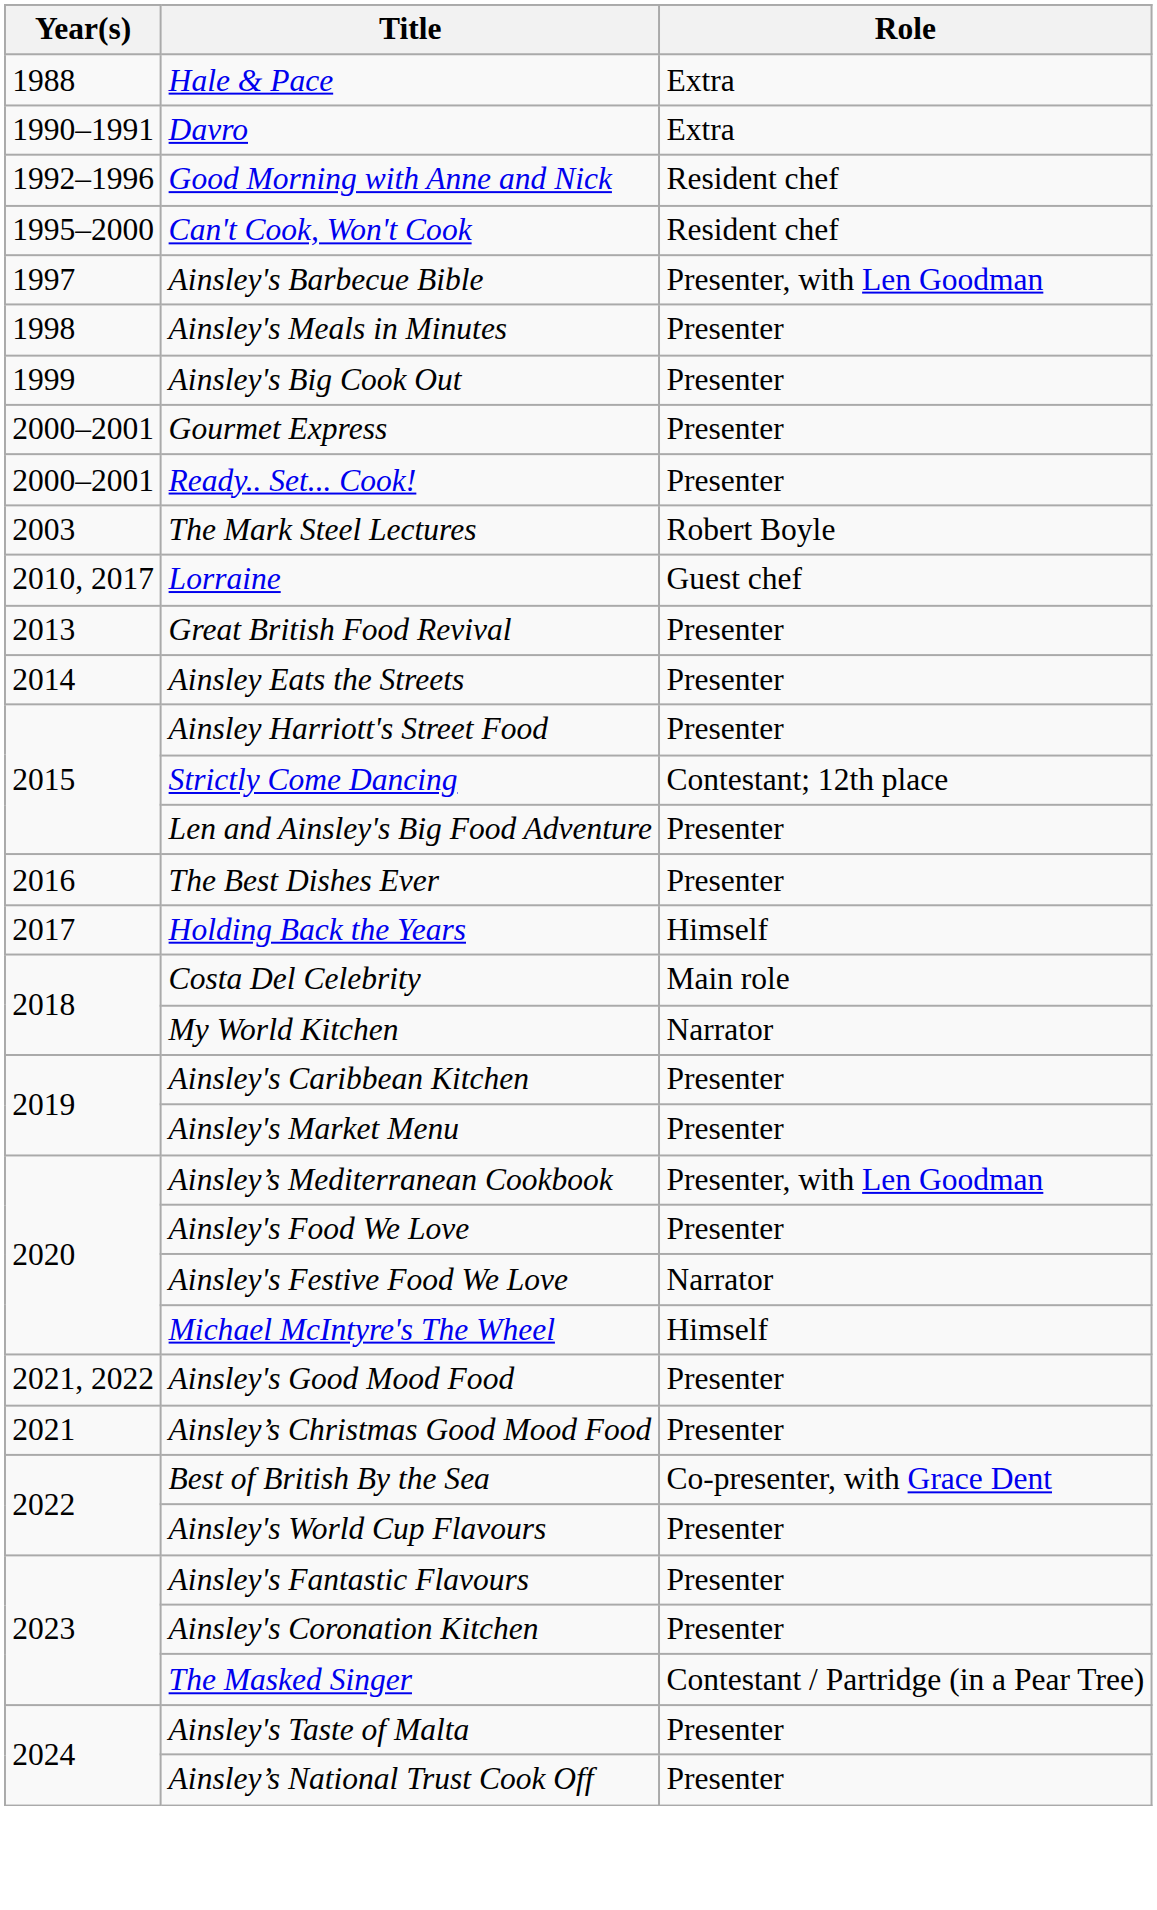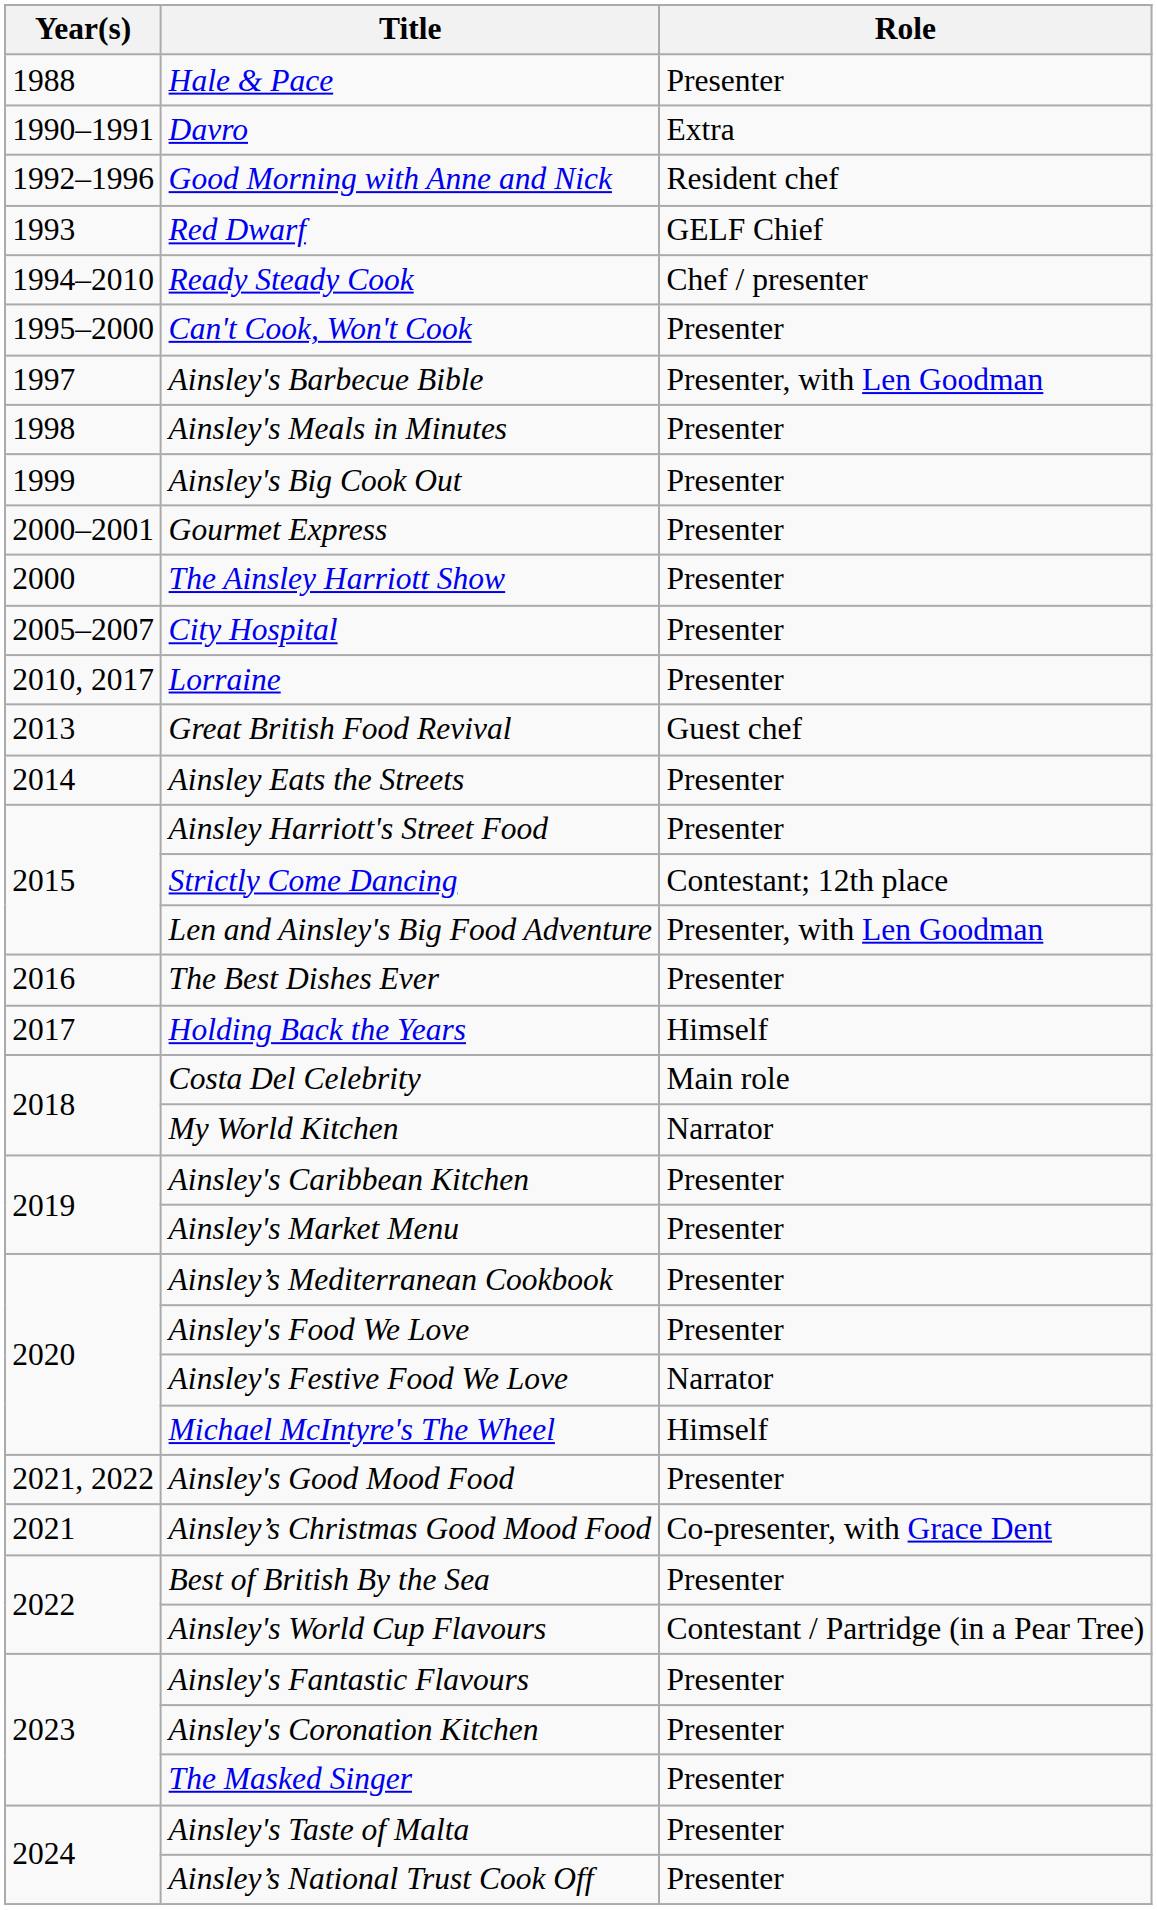(701, 79) Extra -> (725, 79) Presenter
+ row: (237, 229)
+ row: (291, 279)
(753, 229) Resident chef -> (725, 329) Presenter
- row: (292, 479)
+ row: (337, 579)
- row: (323, 529)
+ row: (253, 629)
(734, 579) Guest chef -> (725, 679) Presenter
(725, 629) Presenter -> (734, 729) Guest chef
(725, 829) Presenter -> (855, 929) Presenter, with Len Goodman
(855, 1179) Presenter, with Len Goodman -> (725, 1279) Presenter
(725, 1429) Presenter -> (859, 1529) Co-presenter, with Grace Dent
(859, 1479) Co-presenter, with Grace Dent -> (725, 1579) Presenter
(725, 1529) Presenter -> (905, 1629) Contestant / Partridge (in a Pear Tree)
(905, 1679) Contestant / Partridge (in a Pear Tree) -> (725, 1779) Presenter
